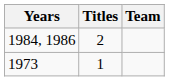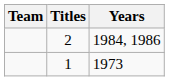columns swapped: (143, 16) <-> (42, 16)
